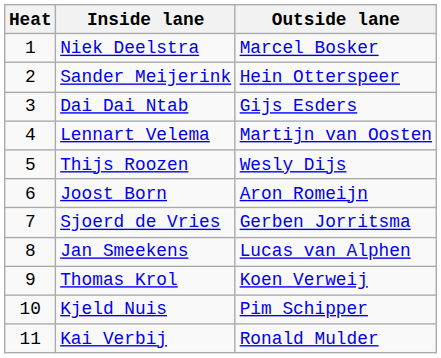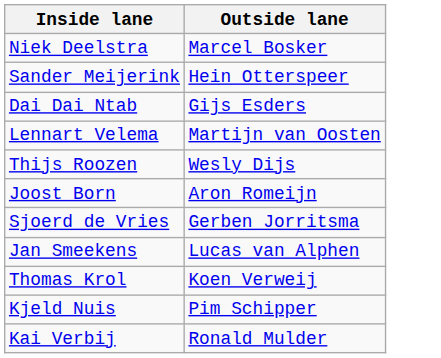- column: (30, 19)
